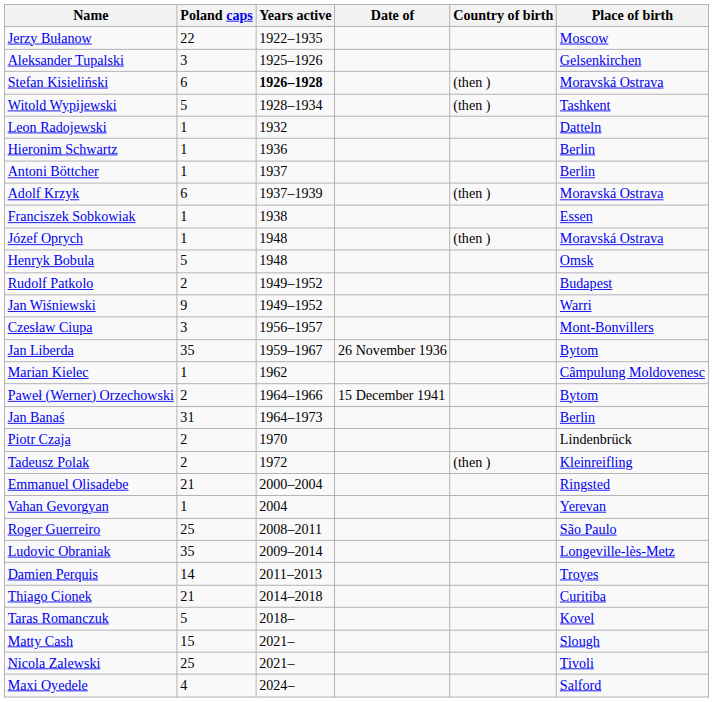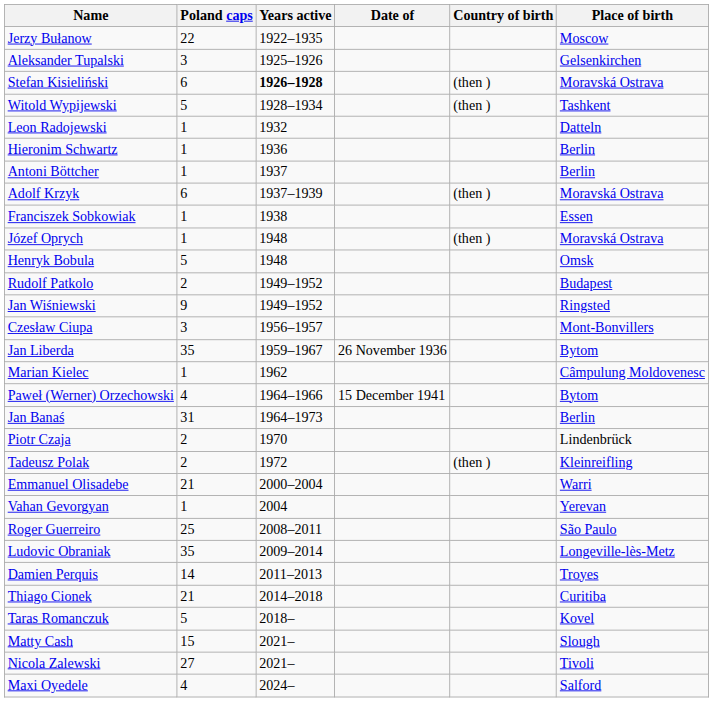(576, 305) Warri -> (585, 305) Ringsted
(184, 395) 2 -> (184, 395) 4
(585, 484) Ringsted -> (576, 484) Warri
(187, 663) 25 -> (187, 663) 27
